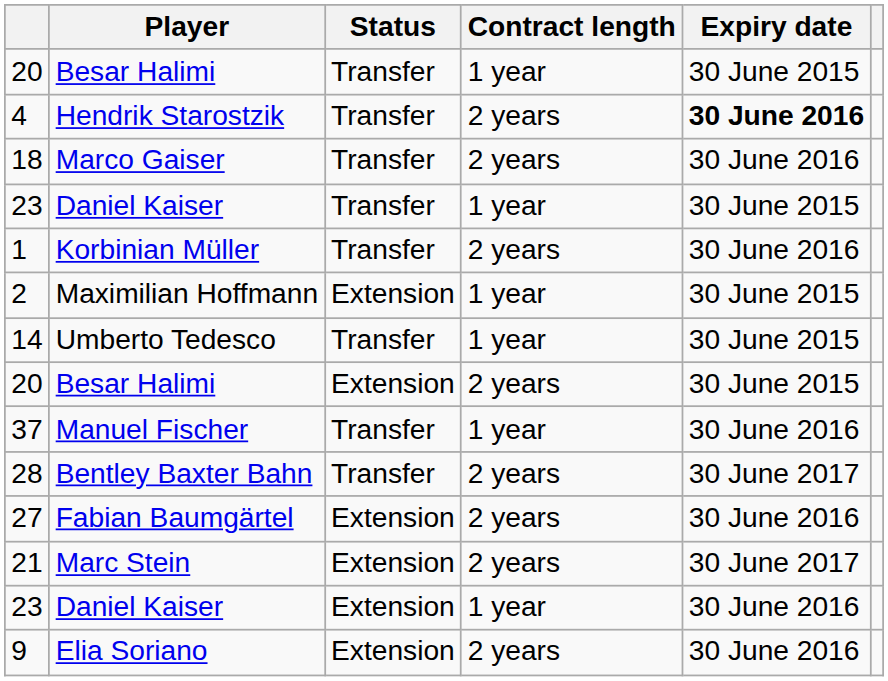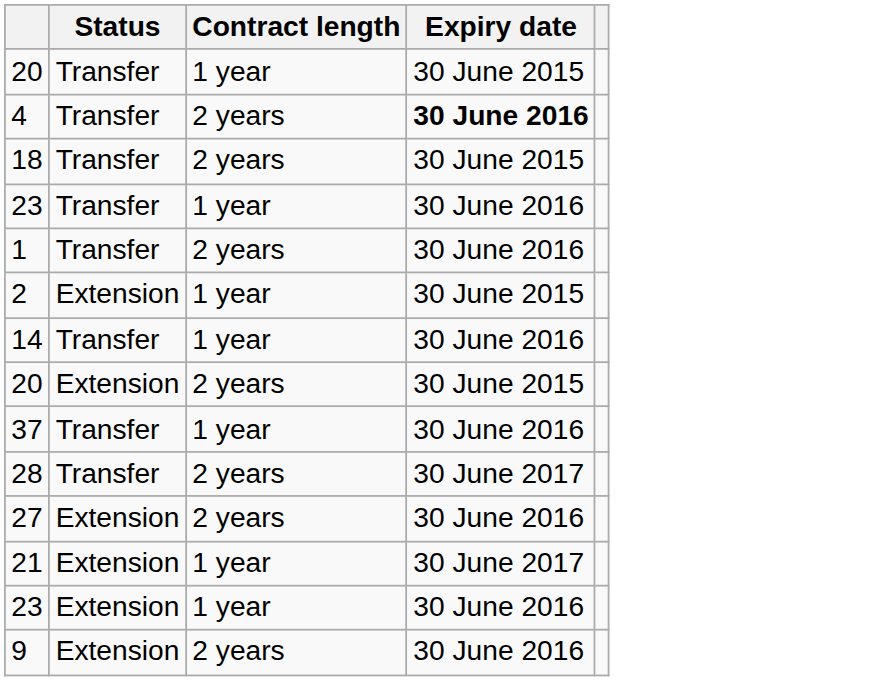- column: (187, 26)
(774, 160) 30 June 2016 -> (499, 160) 30 June 2015
(774, 205) 30 June 2015 -> (499, 205) 30 June 2016
(774, 339) 30 June 2015 -> (499, 339) 30 June 2016
(514, 562) 2 years -> (231, 562) 1 year
